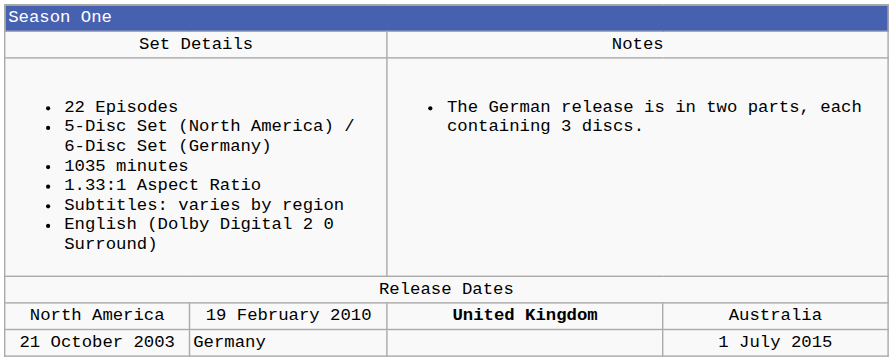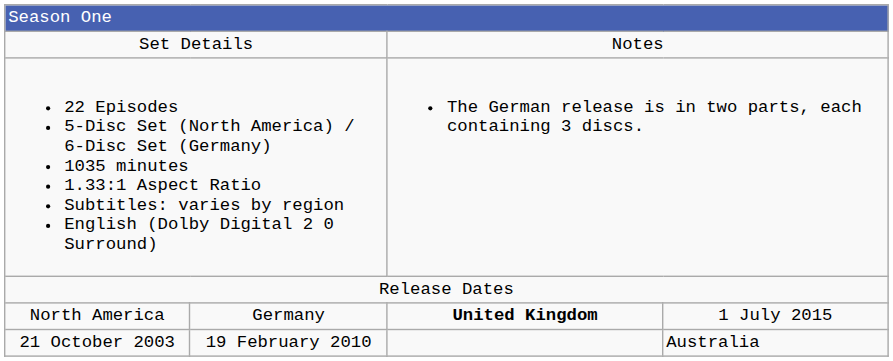(289, 316) 19 February 2010 -> (289, 316) Germany
(775, 316) Australia -> (775, 316) 1 July 2015
(230, 342) Germany -> (289, 342) 19 February 2010
(775, 342) 1 July 2015 -> (713, 342) Australia
